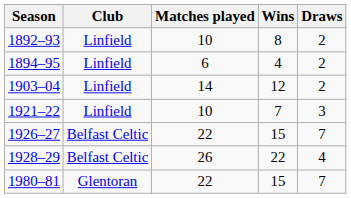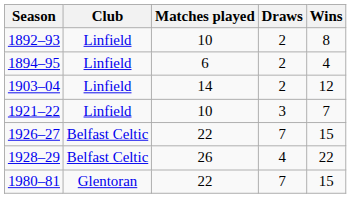columns swapped: (278, 16) <-> (322, 16)
